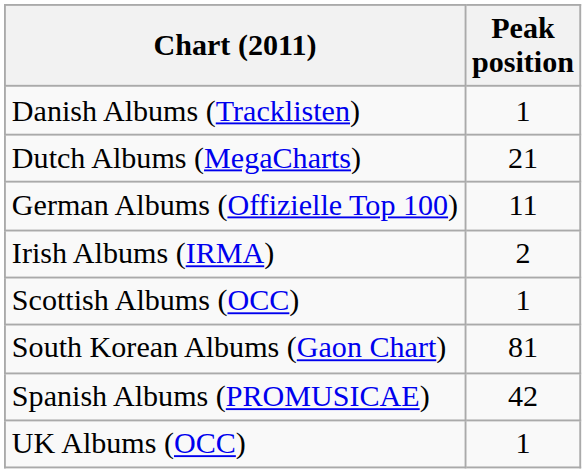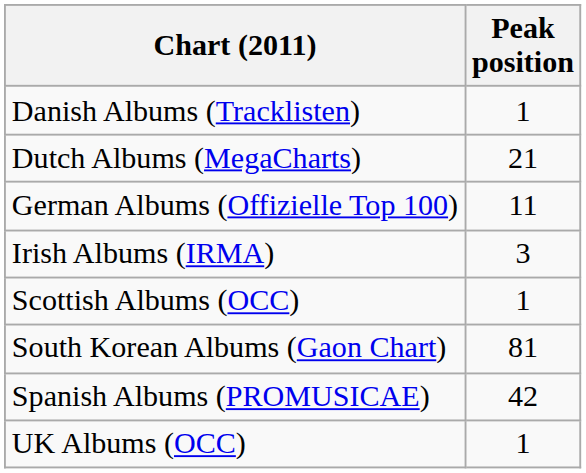(523, 253) 2 -> (523, 253) 3
